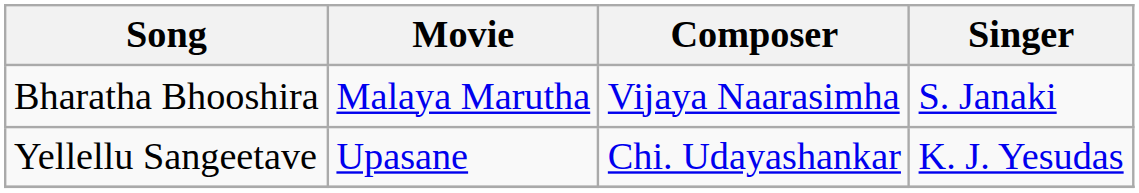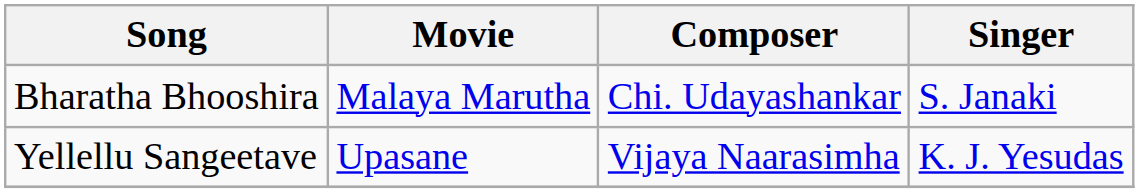(754, 95) Vijaya Naarasimha -> (754, 95) Chi. Udayashankar
(754, 156) Chi. Udayashankar -> (754, 156) Vijaya Naarasimha
